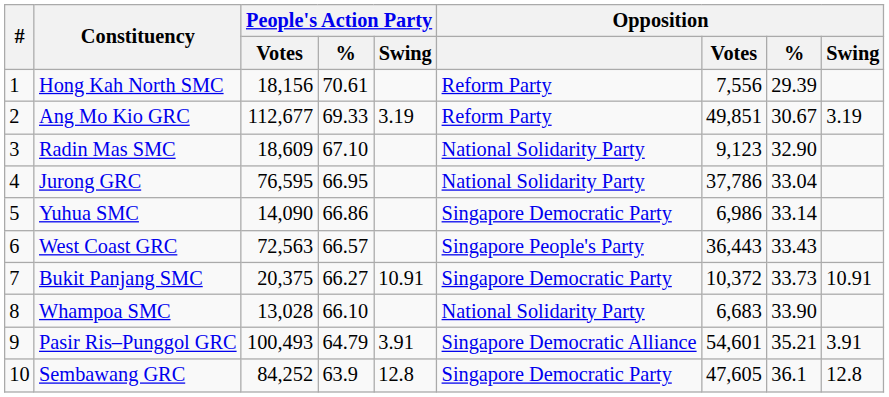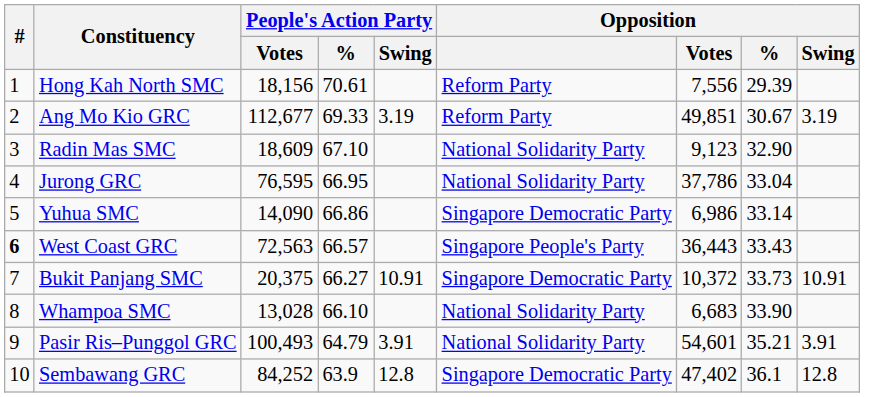(14, 246) normal -> (14, 246) bold
(569, 342) Singapore Democratic Alliance -> (543, 342) National Solidarity Party
(734, 375) 47,605 -> (709, 375) 47,402
